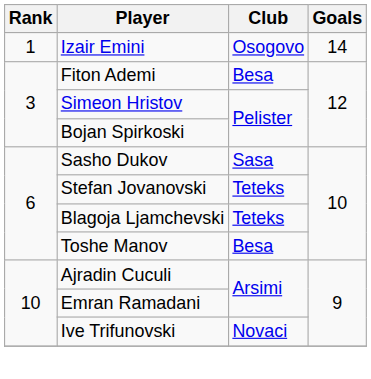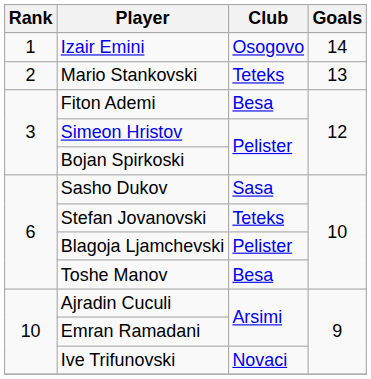+ row: (129, 75)
(258, 217) Teteks -> (262, 246) Pelister
